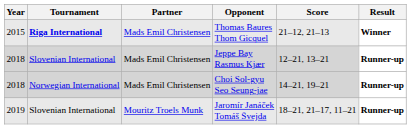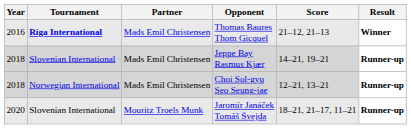(16, 33) 2015 -> (16, 33) 2016
(304, 59) 12–21, 13–21 -> (304, 59) 14–21, 19–21
(304, 85) 14–21, 19–21 -> (304, 85) 12–21, 13–21
(16, 111) 2019 -> (16, 111) 2020
